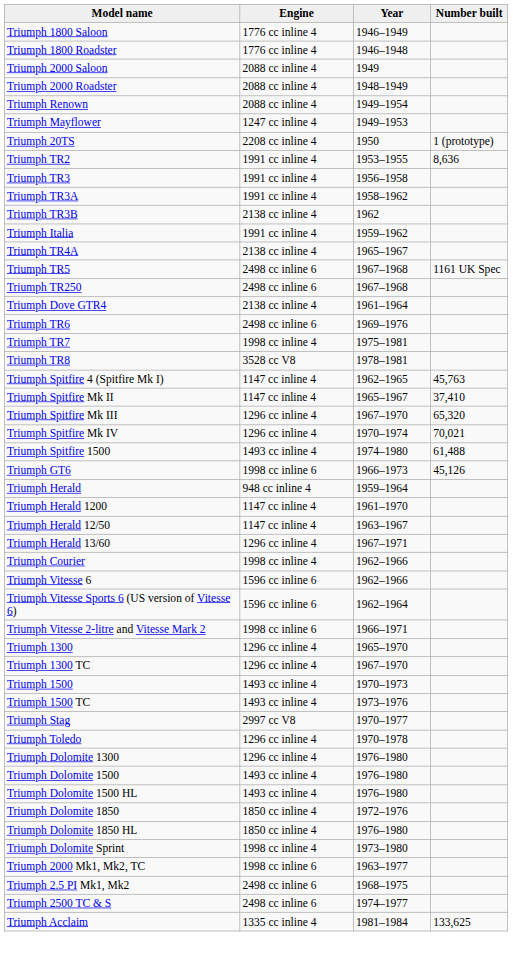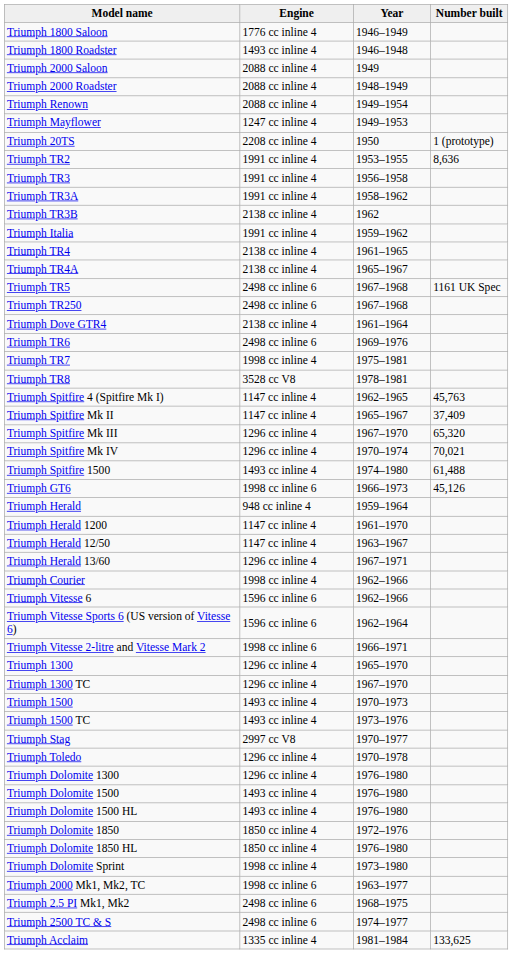(280, 50) 1776 cc inline 4 -> (280, 50) 1493 cc inline 4
+ row: (38, 251)
(449, 397) 37,410 -> (449, 415) 37,409
